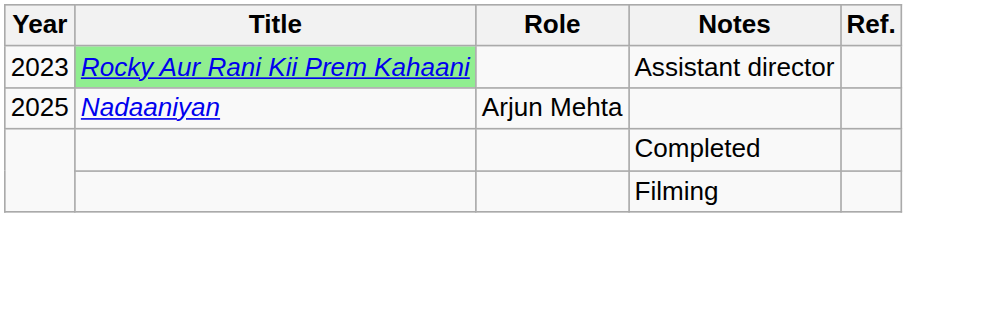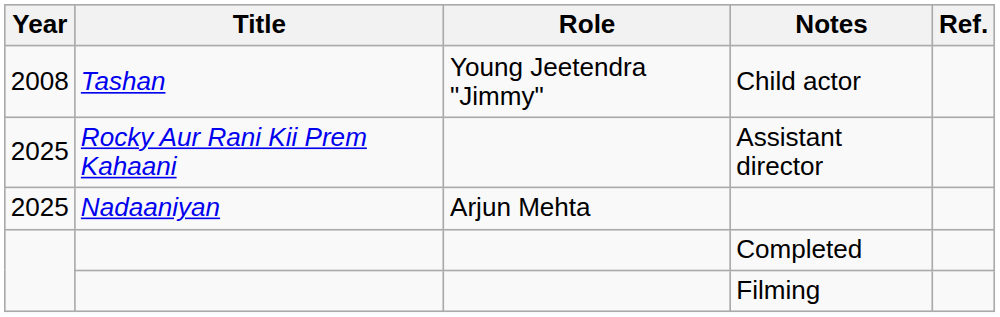+ row: (799, 81)
(40, 66) 2023 -> (40, 151) 2025
(275, 66) lightgreen background -> (224, 151) no background
